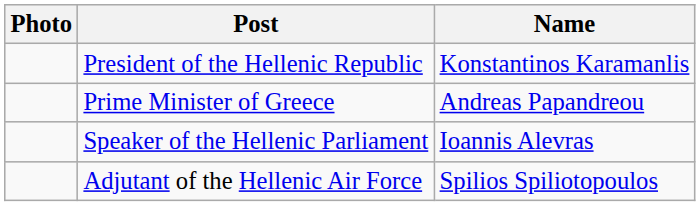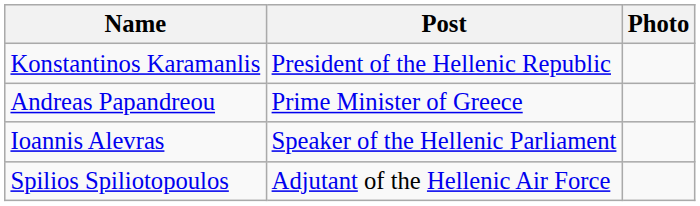columns swapped: (41, 24) <-> (564, 24)
